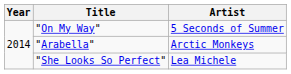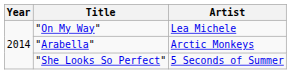(227, 29) 5 Seconds of Summer -> (204, 29) Lea Michele
(204, 61) Lea Michele -> (227, 61) 5 Seconds of Summer
